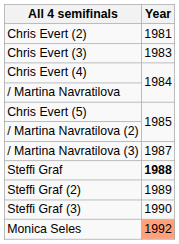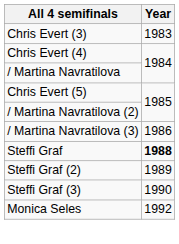- row: (47, 33)
(158, 151) 1987 -> (158, 131) 1986
(158, 229) lightsalmon background -> (158, 209) no background
